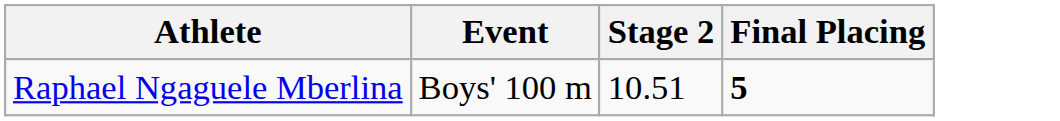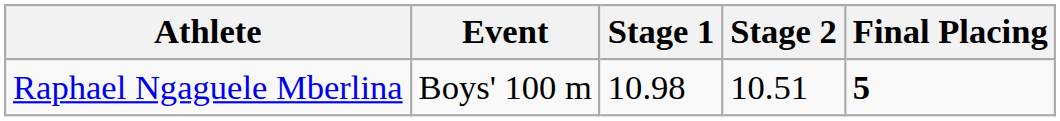+ column: (661, 31)
